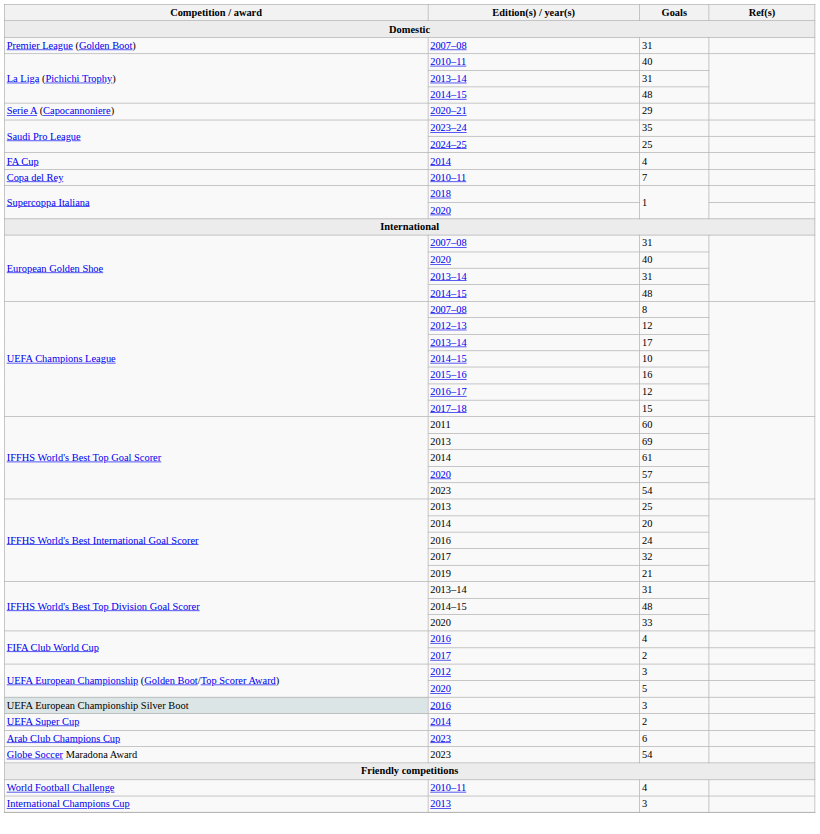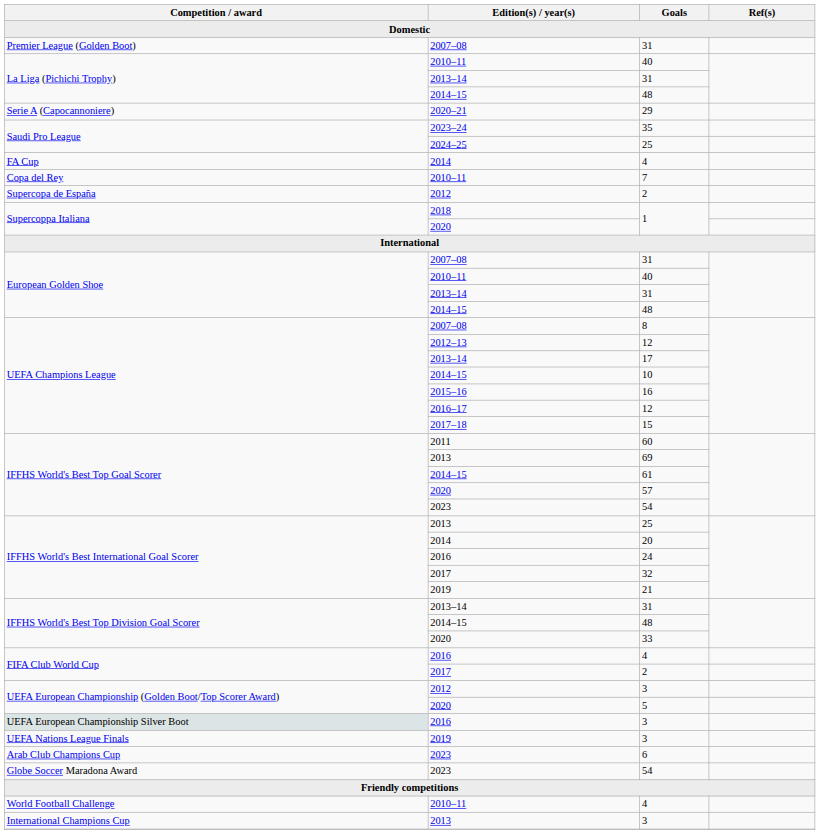+ row: (51, 194)
(441, 260) 2020 -> (448, 276) 2010–11
(441, 458) 2014 -> (448, 474) 2014–15
+ row: (68, 738)
- row: (43, 721)
